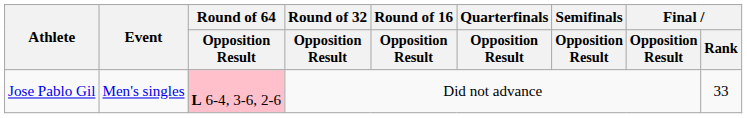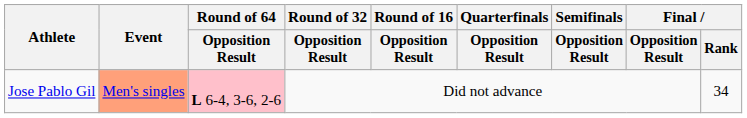(144, 91) no background -> (144, 91) lightsalmon background
(721, 91) 33 -> (721, 91) 34
